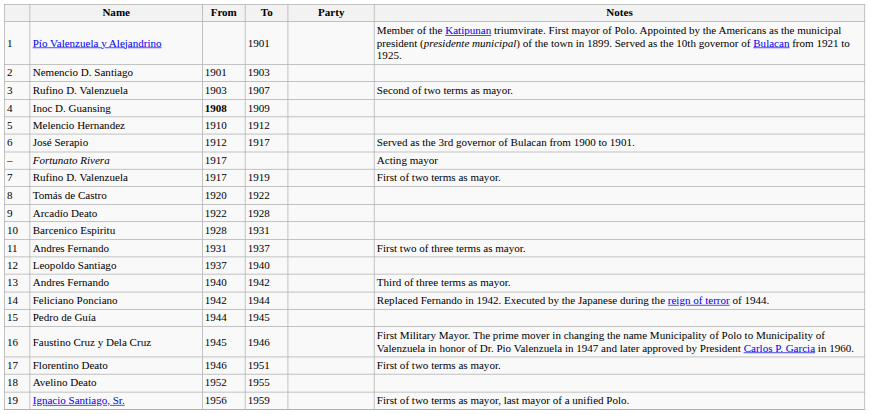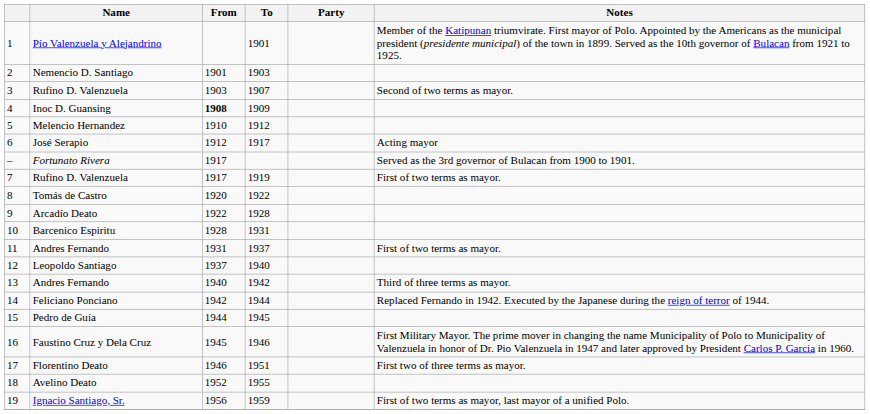(506, 143) Served as the 3rd governor of Bulacan from 1900 to 1901. -> (407, 143) Acting mayor
(407, 160) Acting mayor -> (506, 160) Served as the 3rd governor of Bulacan from 1900 to 1901.
(451, 248) First two of three terms as mayor. -> (439, 248) First of two terms as mayor.
(439, 365) First of two terms as mayor. -> (451, 365) First two of three terms as mayor.
